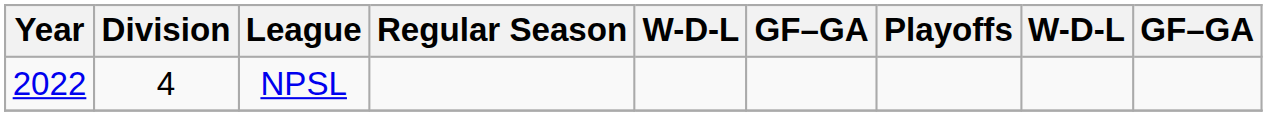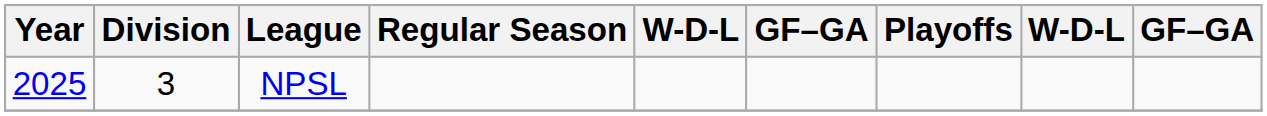(50, 83) 2022 -> (50, 83) 2025
(166, 83) 4 -> (166, 83) 3
